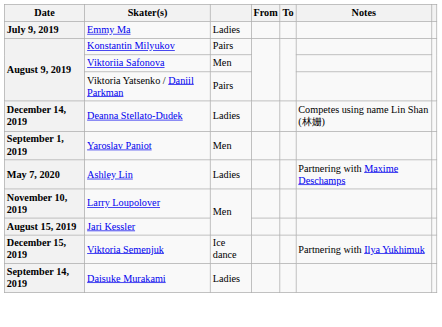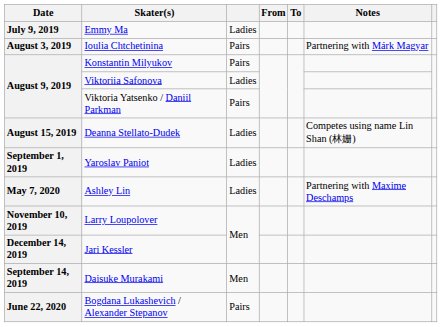+ row: (124, 47)
(222, 63) Men -> (243, 80) Ladies
(36, 116) December 14, 2019 -> (42, 133) August 15, 2019
(222, 146) Men -> (243, 162) Ladies
(42, 226) August 15, 2019 -> (36, 249) December 14, 2019
- row: (126, 249)
(226, 278) Ladies -> (239, 278) Men
+ row: (133, 307)
